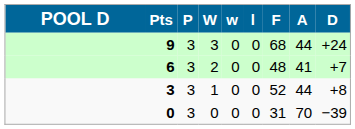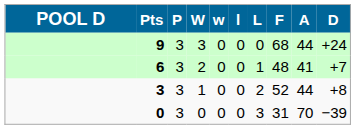+ column: (257, 19)
